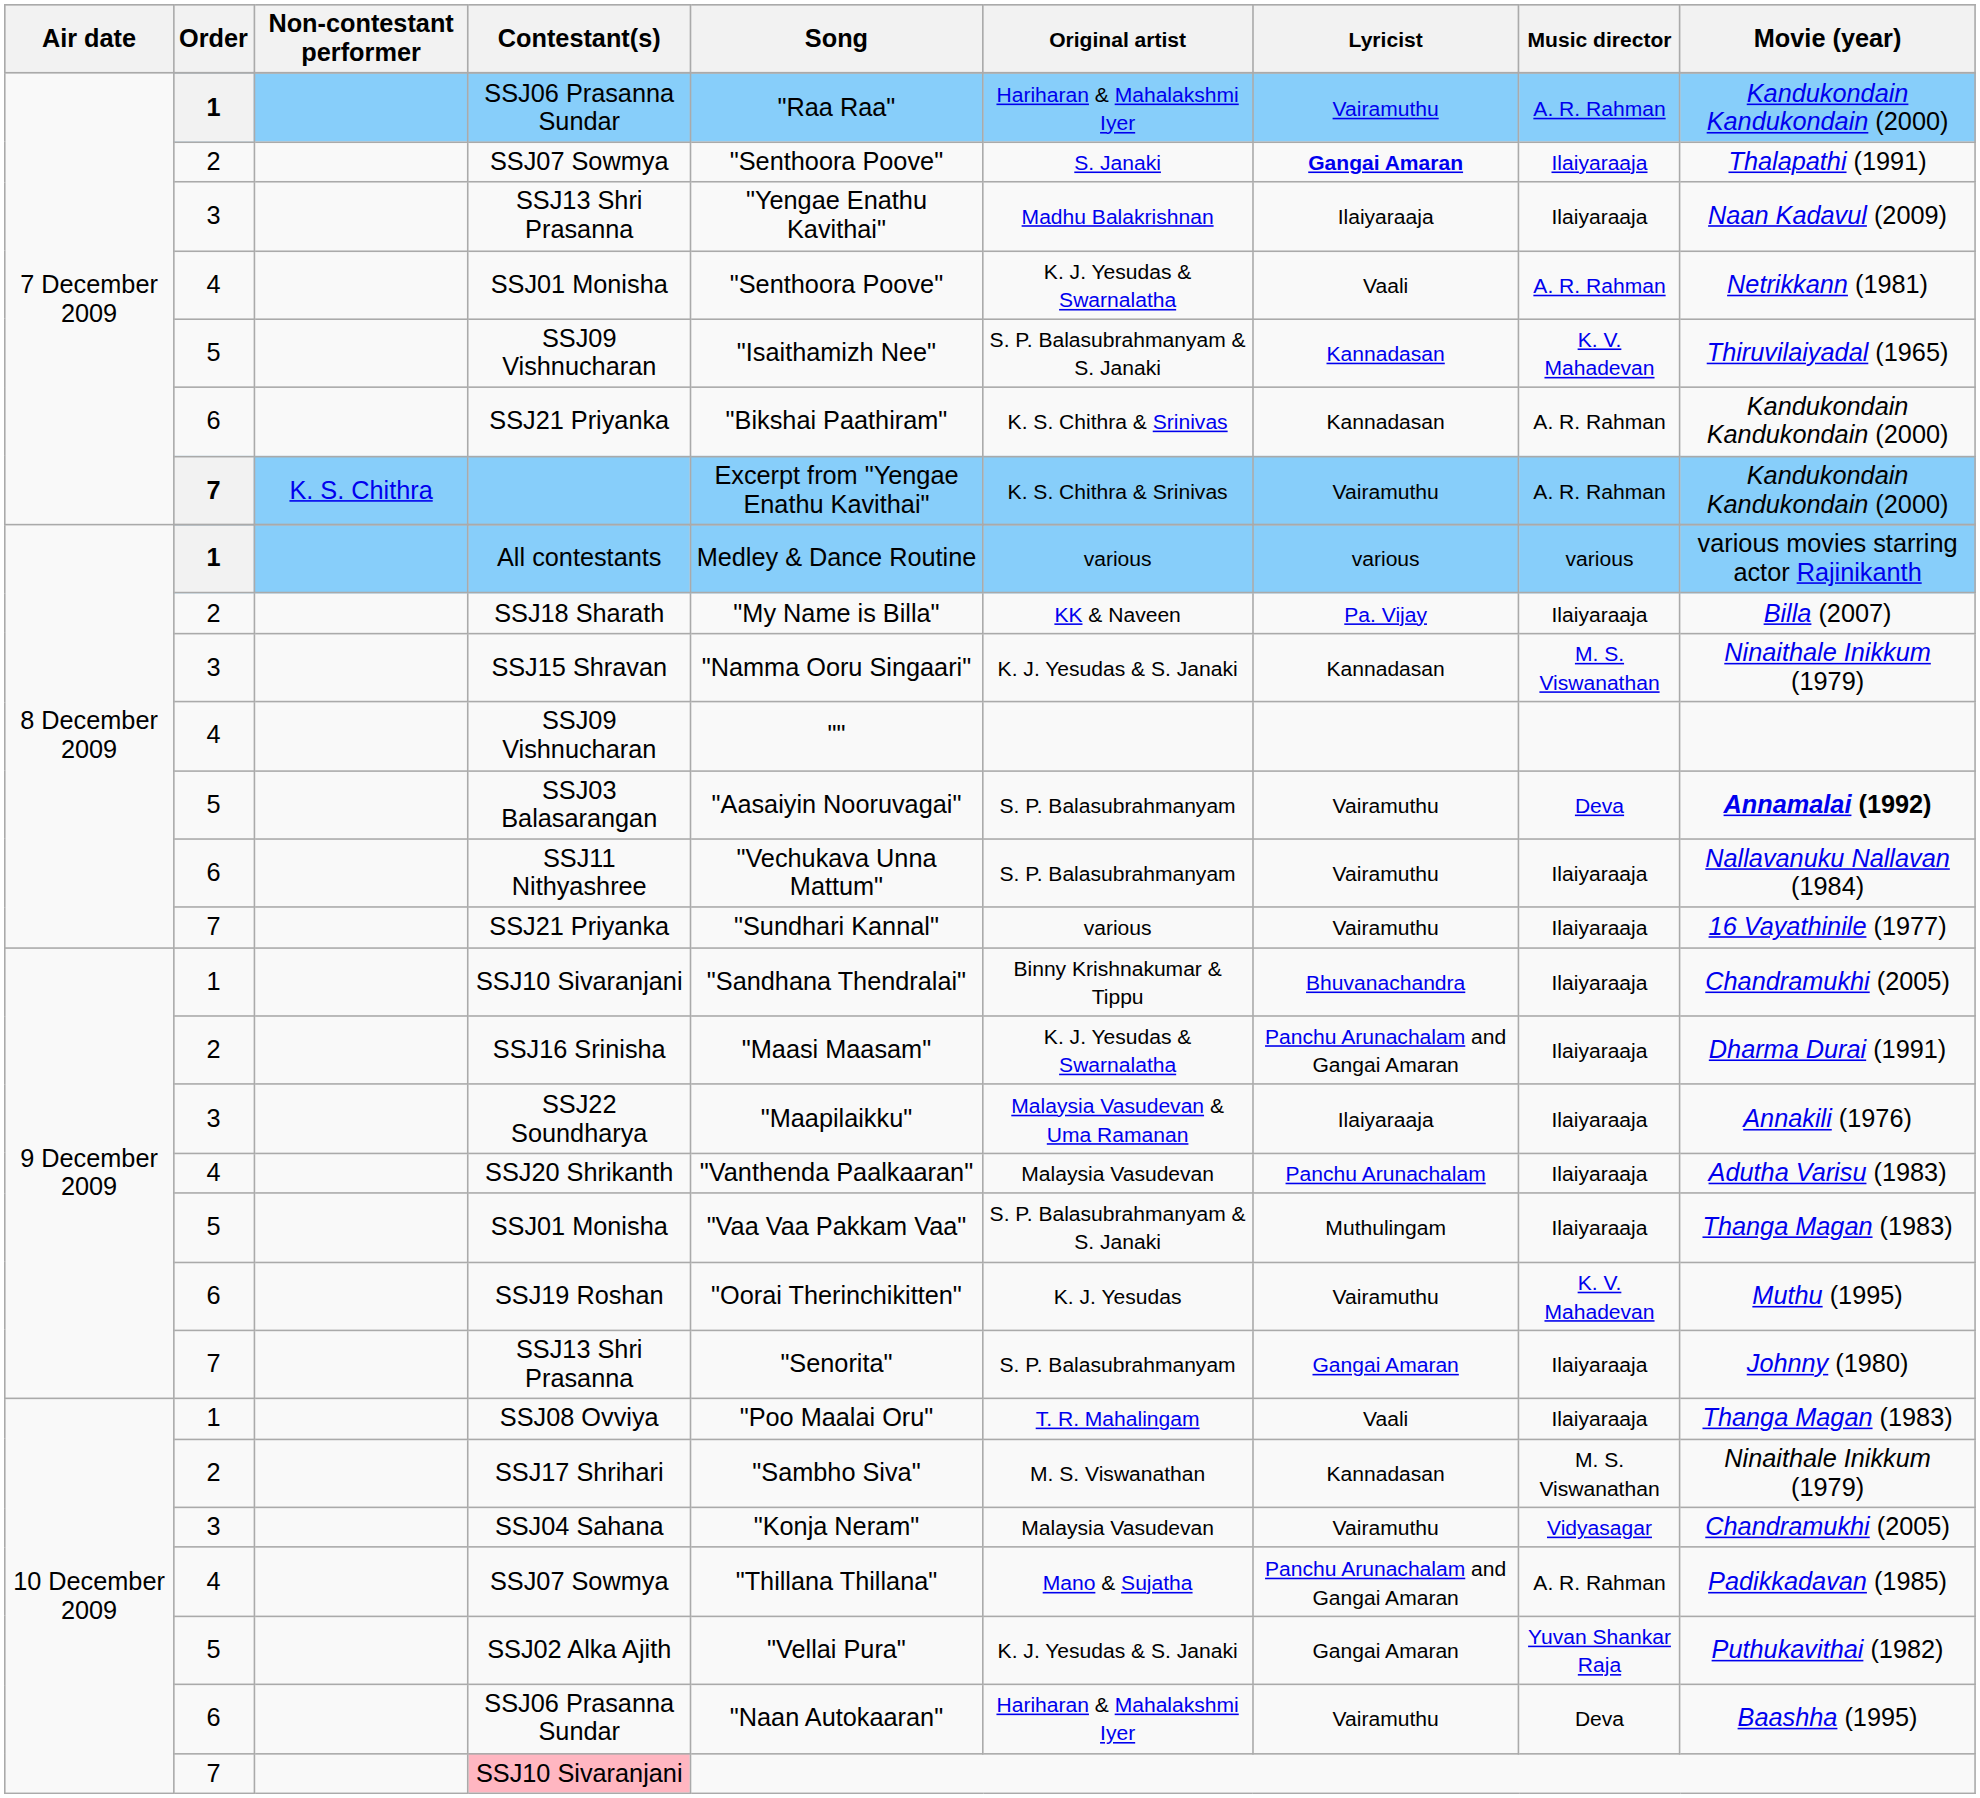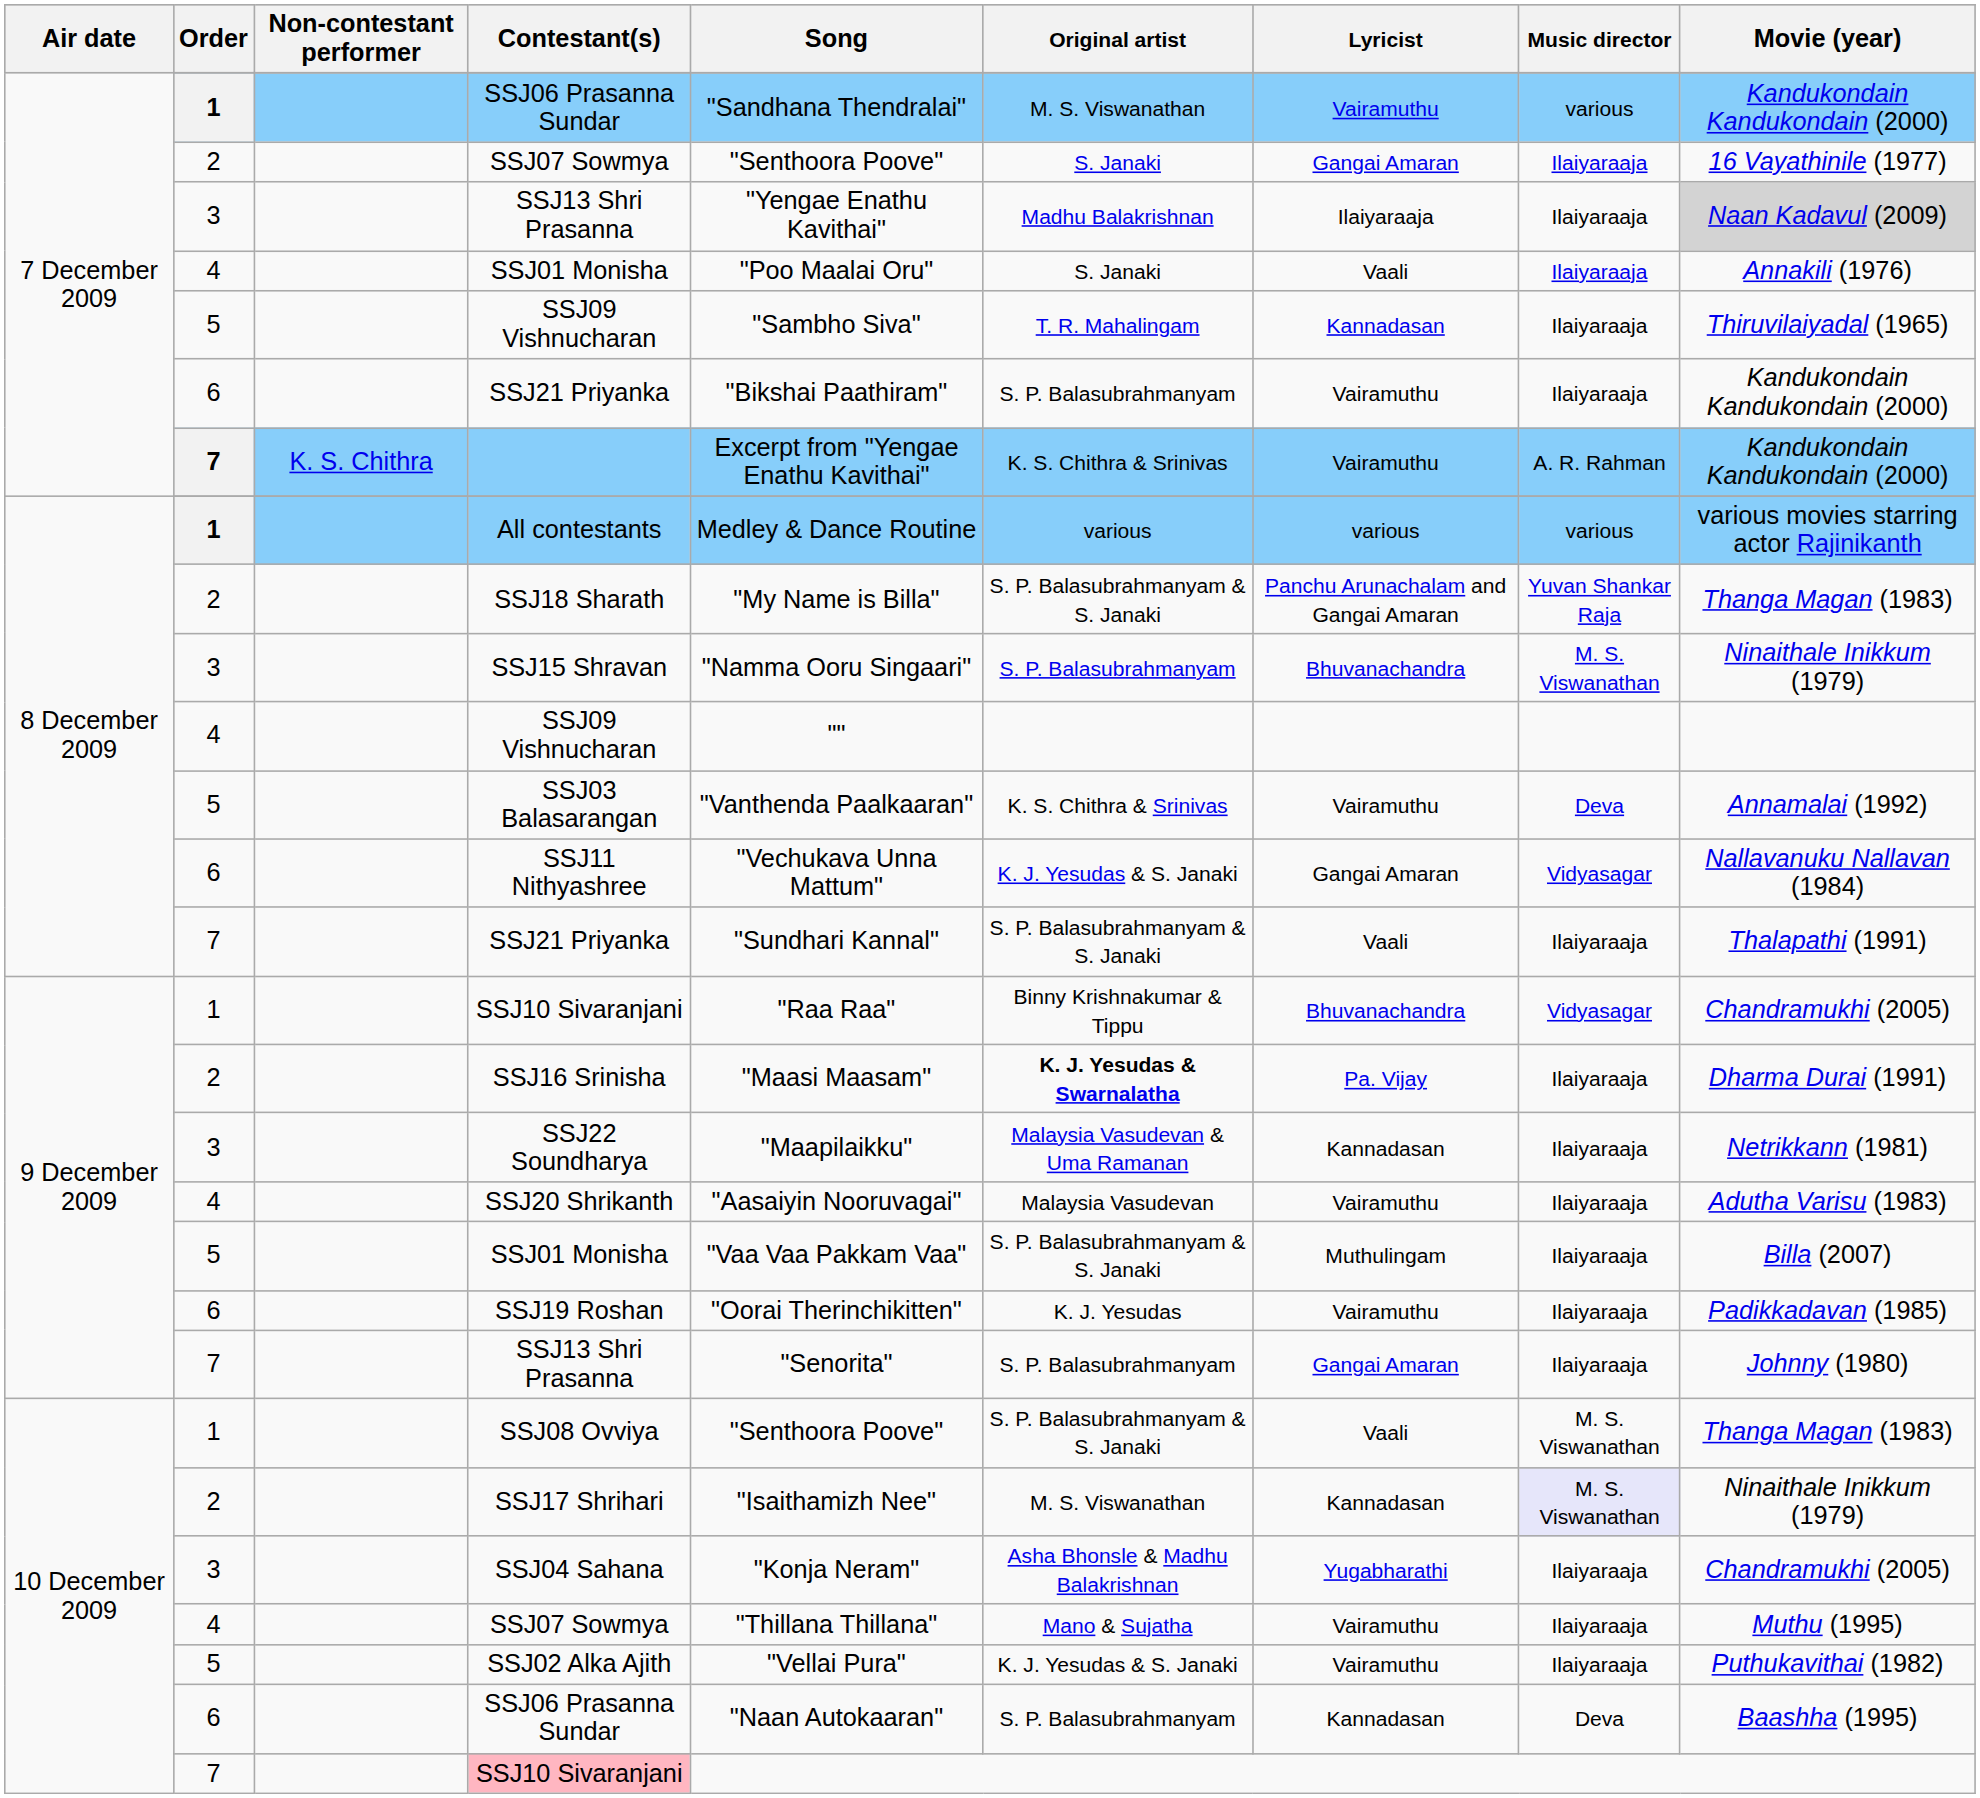(836, 107) "Raa Raa" -> (836, 107) "Sandhana Thendralai"
(1118, 108) Hariharan & Mahalakshmi Iyer -> (1118, 108) M. S. Viswanathan
(1600, 108) A. R. Rahman -> (1600, 108) various
(1386, 161) bold -> (1386, 163) normal
(1828, 161) Thalapathi (1991) -> (1828, 161) 16 Vayathinile (1977)
(1828, 215) no background -> (1828, 215) lightgrey background
(836, 284) "Senthoora Poove" -> (836, 270) "Poo Maalai Oru"
(1118, 286) K. J. Yesudas & Swarnalatha -> (1118, 271) S. Janaki
(1600, 286) A. R. Rahman -> (1599, 271) Ilaiyaraaja
(1828, 284) Netrikkann (1981) -> (1828, 270) Annakili (1976)
(836, 352) "Isaithamizh Nee" -> (836, 324) "Sambho Siva"
(1118, 354) S. P. Balasubrahmanyam & S. Janaki -> (1118, 326) T. R. Mahalingam
(1600, 354) K. V. Mahadevan -> (1599, 326) Ilaiyaraaja
(1118, 423) K. S. Chithra & Srinivas -> (1118, 394) S. P. Balasubrahmanyam
(1386, 423) Kannadasan -> (1386, 394) Vairamuthu
(1600, 423) A. R. Rahman -> (1599, 394) Ilaiyaraaja
(1118, 614) KK & Naveen -> (1118, 600) S. P. Balasubrahmanyam & S. Janaki
(1386, 614) Pa. Vijay -> (1386, 600) Panchu Arunachalam and Gangai Amaran
(1599, 614) Ilaiyaraaja -> (1600, 600) Yuvan Shankar Raja
(1828, 612) Billa (2007) -> (1828, 598) Thanga Magan (1983)
(1118, 668) K. J. Yesudas & S. Janaki -> (1118, 668) S. P. Balasubrahmanyam
(1386, 668) Kannadasan -> (1386, 668) Bhuvanachandra
(836, 804) "Aasaiyin Nooruvagai" -> (836, 804) "Vanthenda Paalkaaran"
(1118, 805) S. P. Balasubrahmanyam -> (1118, 805) K. S. Chithra & Srinivas
(1828, 804) bold -> (1828, 804) normal
(1118, 874) S. P. Balasubrahmanyam -> (1118, 874) K. J. Yesudas & S. Janaki
(1386, 874) Vairamuthu -> (1386, 874) Gangai Amaran
(1599, 874) Ilaiyaraaja -> (1599, 874) Vidyasagar
(1118, 928) various -> (1118, 942) S. P. Balasubrahmanyam & S. Janaki
(1386, 928) Vairamuthu -> (1386, 942) Vaali
(1828, 927) 16 Vayathinile (1977) -> (1828, 941) Thalapathi (1991)
(836, 981) "Sandhana Thendralai" -> (836, 1009) "Raa Raa"
(1599, 983) Ilaiyaraaja -> (1599, 1011) Vidyasagar
(1118, 1051) normal -> (1118, 1078) bold
(1386, 1051) Panchu Arunachalam and Gangai Amaran -> (1386, 1079) Pa. Vijay
(1386, 1120) Ilaiyaraaja -> (1386, 1148) Kannadasan
(1828, 1118) Annakili (1976) -> (1828, 1146) Netrikkann (1981)
(836, 1172) "Vanthenda Paalkaaran" -> (836, 1201) "Aasaiyin Nooruvagai"
(1386, 1174) Panchu Arunachalam -> (1386, 1202) Vairamuthu
(1828, 1227) Thanga Magan (1983) -> (1828, 1255) Billa (2007)
(1600, 1297) K. V. Mahadevan -> (1599, 1311) Ilaiyaraaja
(1828, 1295) Muthu (1995) -> (1828, 1309) Padikkadavan (1985)
(836, 1418) "Poo Maalai Oru" -> (836, 1432) "Senthoora Poove"
(1118, 1420) T. R. Mahalingam -> (1118, 1434) S. P. Balasubrahmanyam & S. Janaki
(1599, 1420) Ilaiyaraaja -> (1599, 1434) M. S. Viswanathan
(836, 1472) "Sambho Siva" -> (836, 1501) "Isaithamizh Nee"
(1599, 1474) no background -> (1599, 1502) lavender background
(1118, 1528) Malaysia Vasudevan -> (1118, 1571) Asha Bhonsle & Madhu Balakrishnan
(1386, 1528) Vairamuthu -> (1386, 1571) Yugabharathi
(1599, 1528) Vidyasagar -> (1599, 1571) Ilaiyaraaja
(1386, 1583) Panchu Arunachalam and Gangai Amaran -> (1386, 1625) Vairamuthu
(1600, 1583) A. R. Rahman -> (1599, 1625) Ilaiyaraaja
(1828, 1581) Padikkadavan (1985) -> (1828, 1624) Muthu (1995)
(1386, 1651) Gangai Amaran -> (1386, 1665) Vairamuthu
(1600, 1651) Yuvan Shankar Raja -> (1599, 1665) Ilaiyaraaja
(1118, 1720) Hariharan & Mahalakshmi Iyer -> (1118, 1720) S. P. Balasubrahmanyam
(1386, 1720) Vairamuthu -> (1386, 1720) Kannadasan
